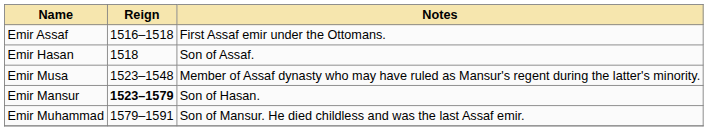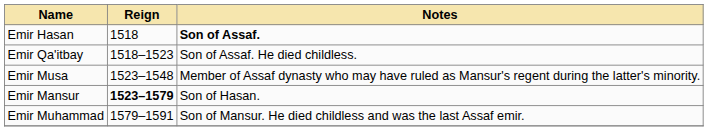- row: (38, 35)
(217, 55) normal -> (220, 35) bold
+ row: (45, 55)
